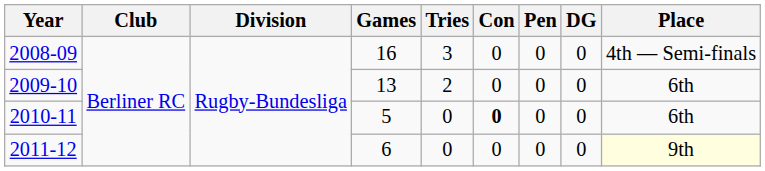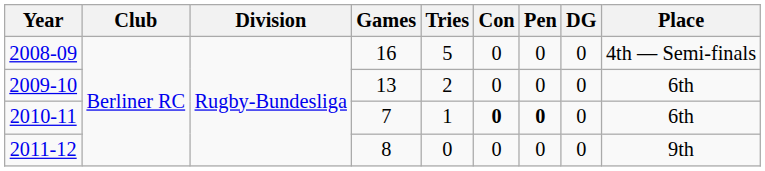(447, 52) 3 -> (447, 52) 5
(386, 117) 5 -> (386, 117) 7
(447, 117) 0 -> (447, 117) 1
(540, 117) normal -> (540, 117) bold
(386, 149) 6 -> (386, 149) 8
(681, 149) lightyellow background -> (681, 149) no background
